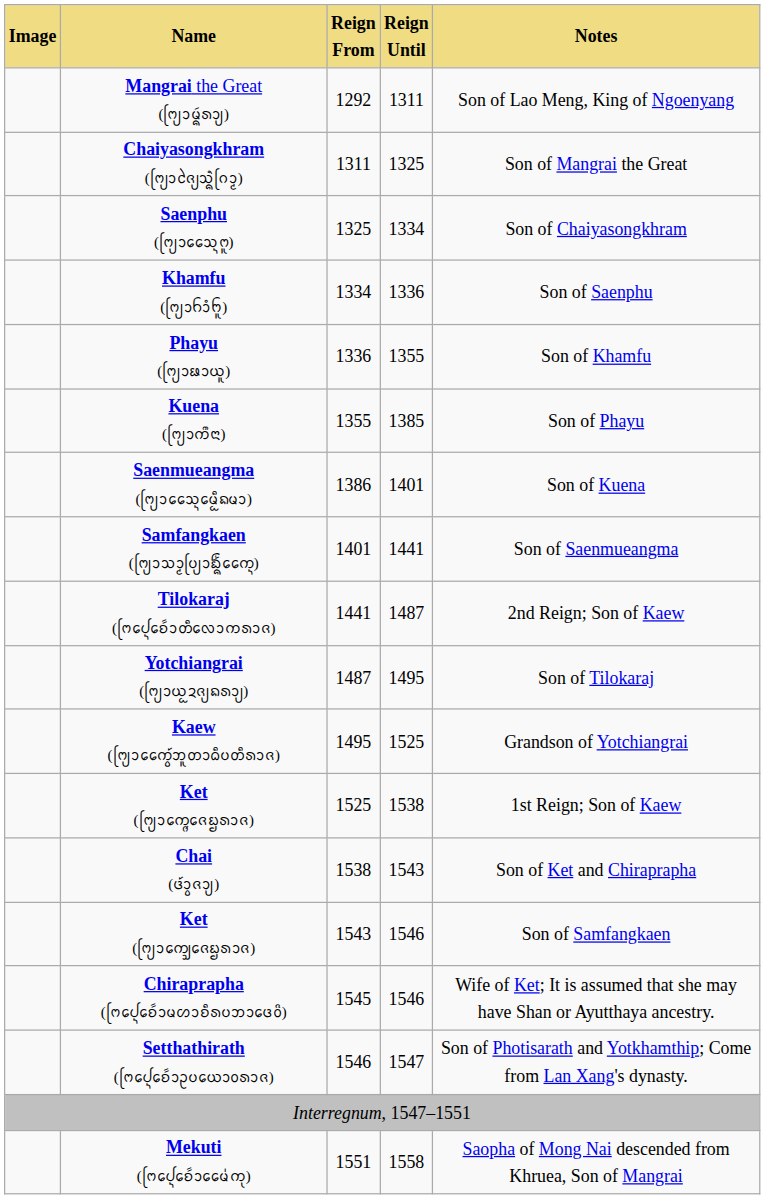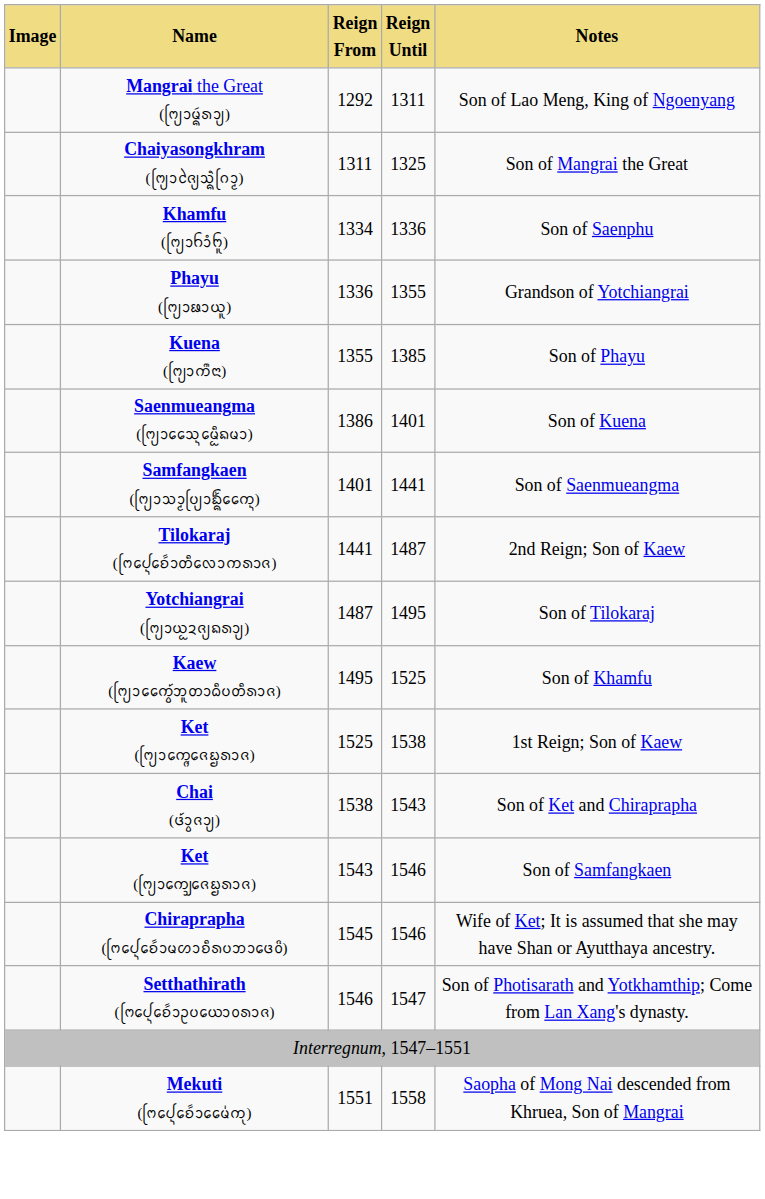- row: (194, 228)
(596, 357) Son of Khamfu -> (597, 293) Grandson of Yotchiangrai
(596, 742) Grandson of Yotchiangrai -> (597, 678) Son of Khamfu
